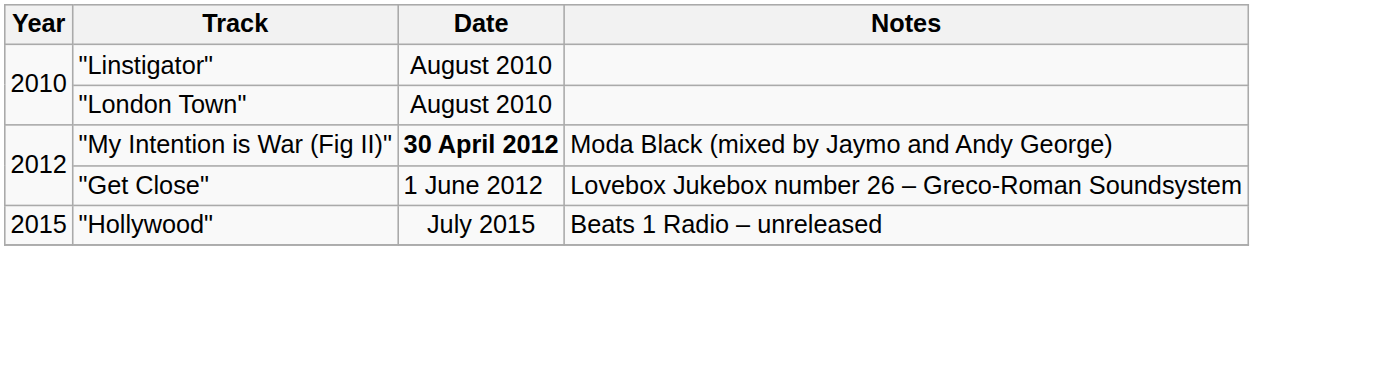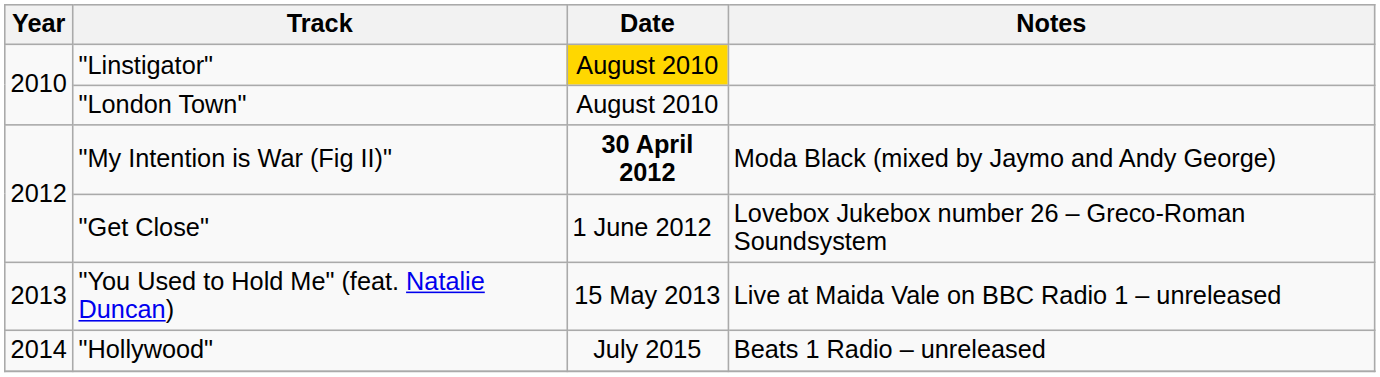(481, 64) no background -> (647, 64) gold background
+ row: (282, 296)
(39, 225) 2015 -> (39, 350) 2014
